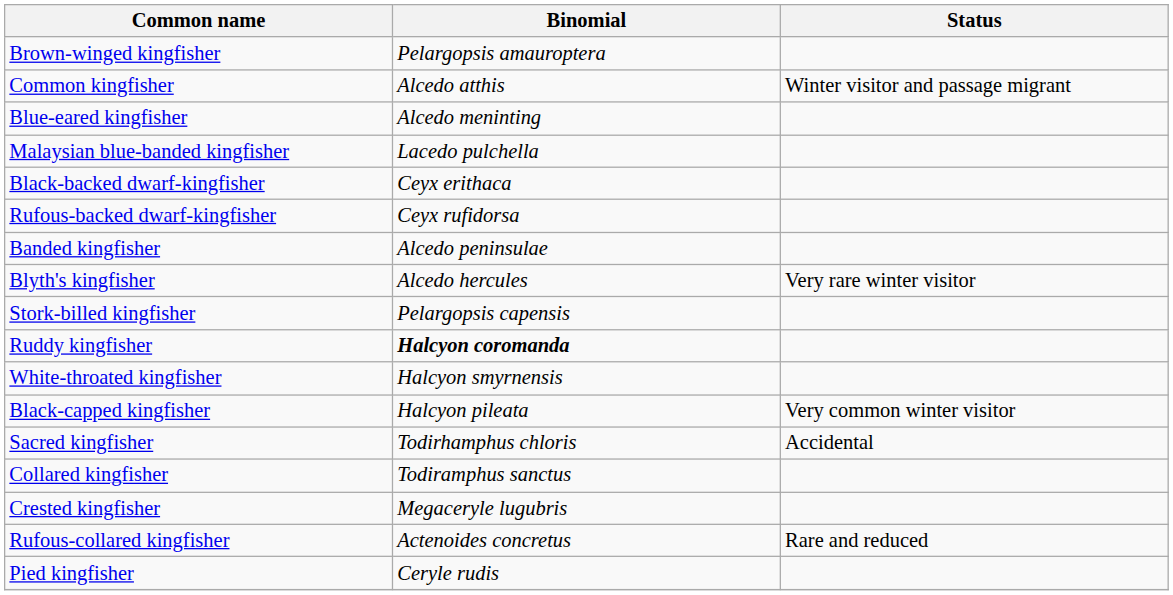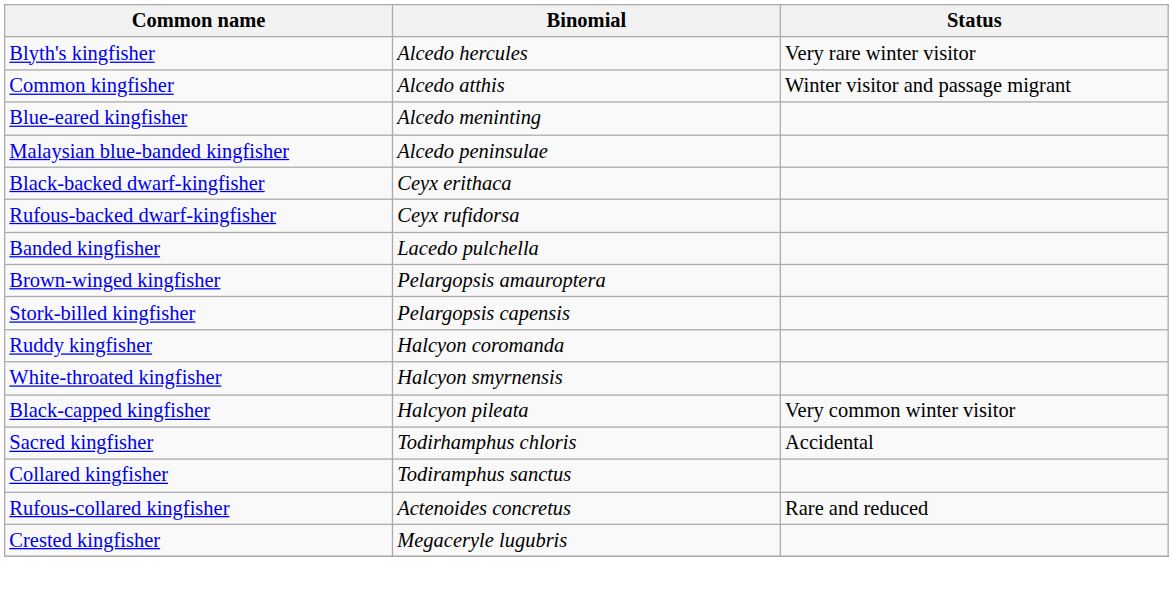rows swapped: (82, 280) <-> (115, 53)
(468, 150) Lacedo pulchella -> (473, 150) Alcedo peninsulae
(473, 248) Alcedo peninsulae -> (468, 248) Lacedo pulchella
(483, 345) bold -> (481, 345) normal
rows swapped: (119, 540) <-> (85, 507)
- row: (72, 572)
